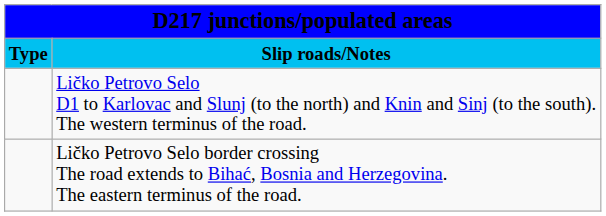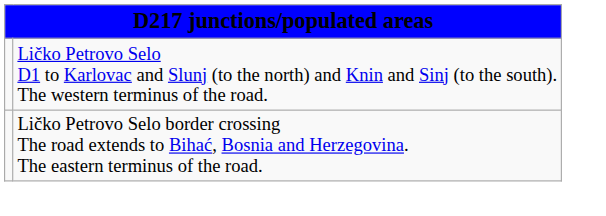- row: (326, 53)
